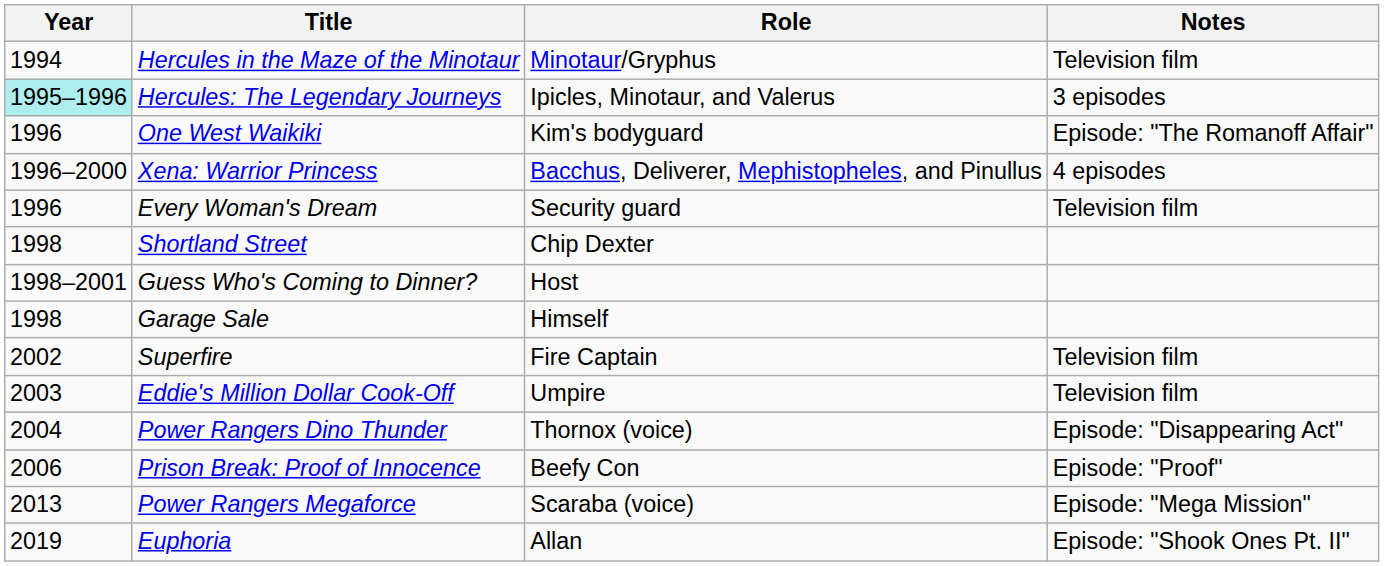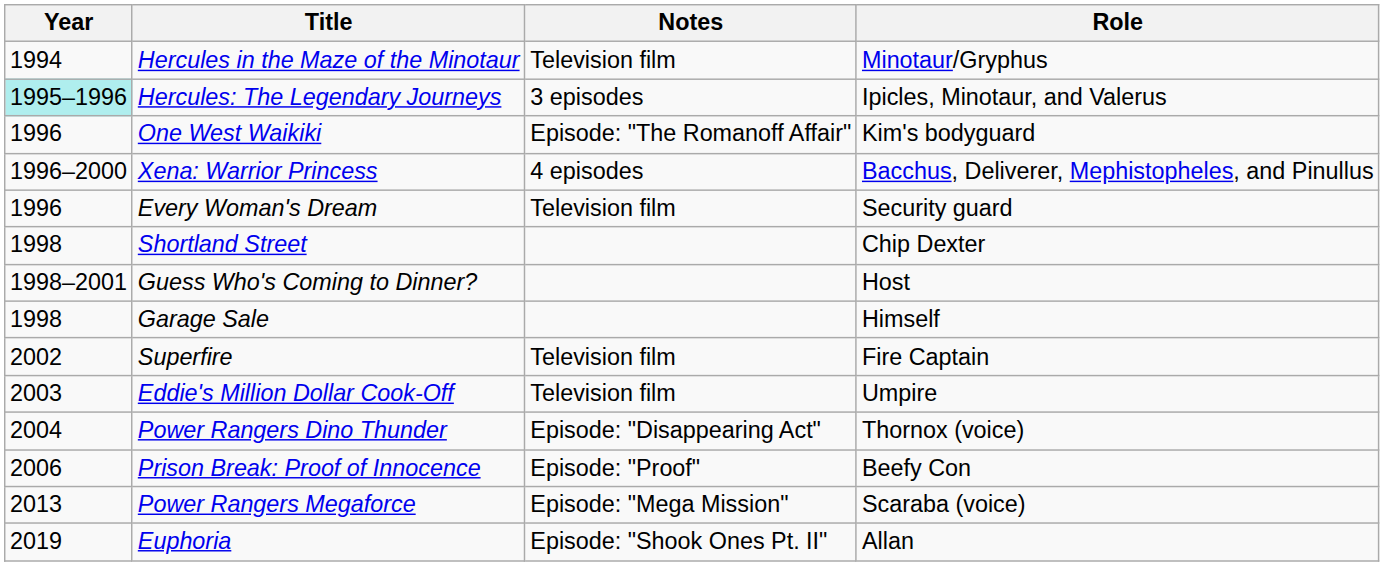columns swapped: (786, 23) <-> (1213, 23)
